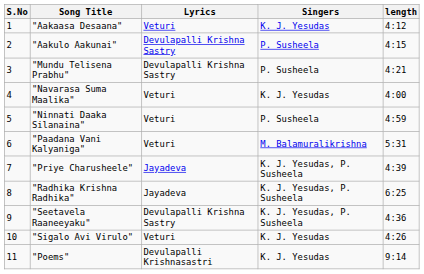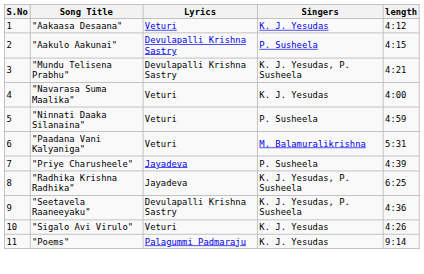(290, 70) P. Susheela -> (305, 70) K. J. Yesudas, P. Susheela
(306, 168) K. J. Yesudas, P. Susheela -> (289, 163) P. Susheela
(178, 257) Devulapalli Krishnasastri -> (195, 241) Palagummi Padmaraju
